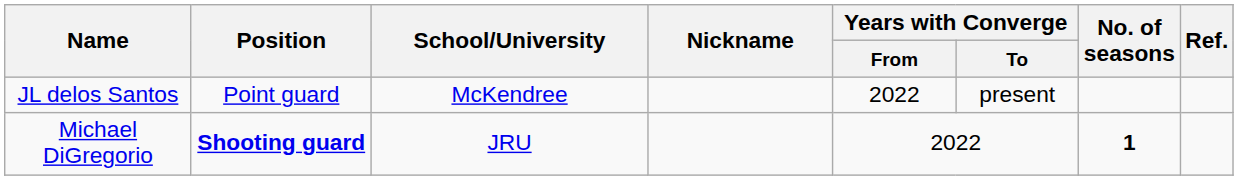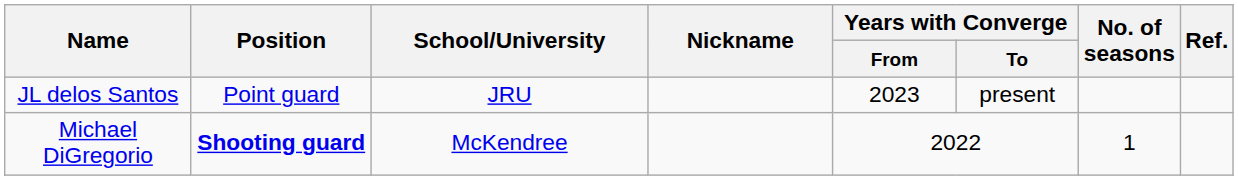(510, 94) McKendree -> (510, 94) JRU
(894, 94) 2022 -> (894, 94) 2023
(510, 143) JRU -> (510, 143) McKendree
(1129, 143) bold -> (1129, 143) normal
